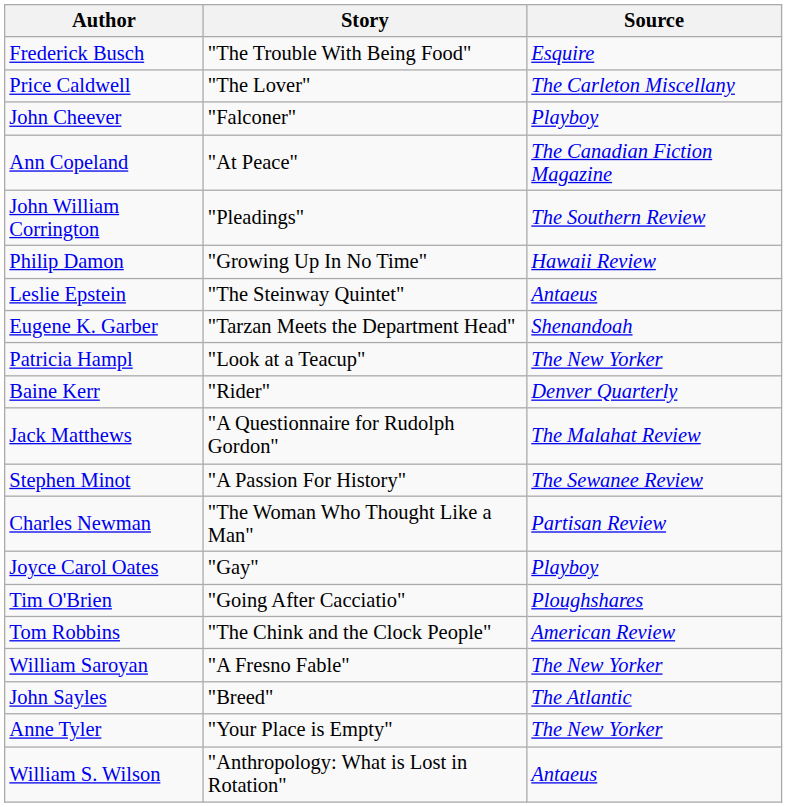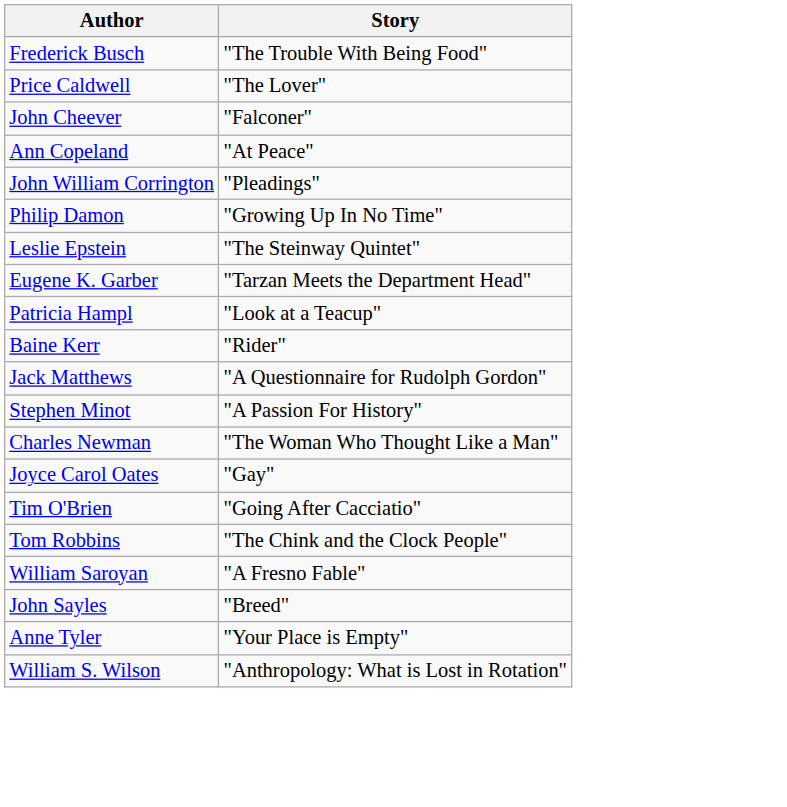- column: (654, 20)
